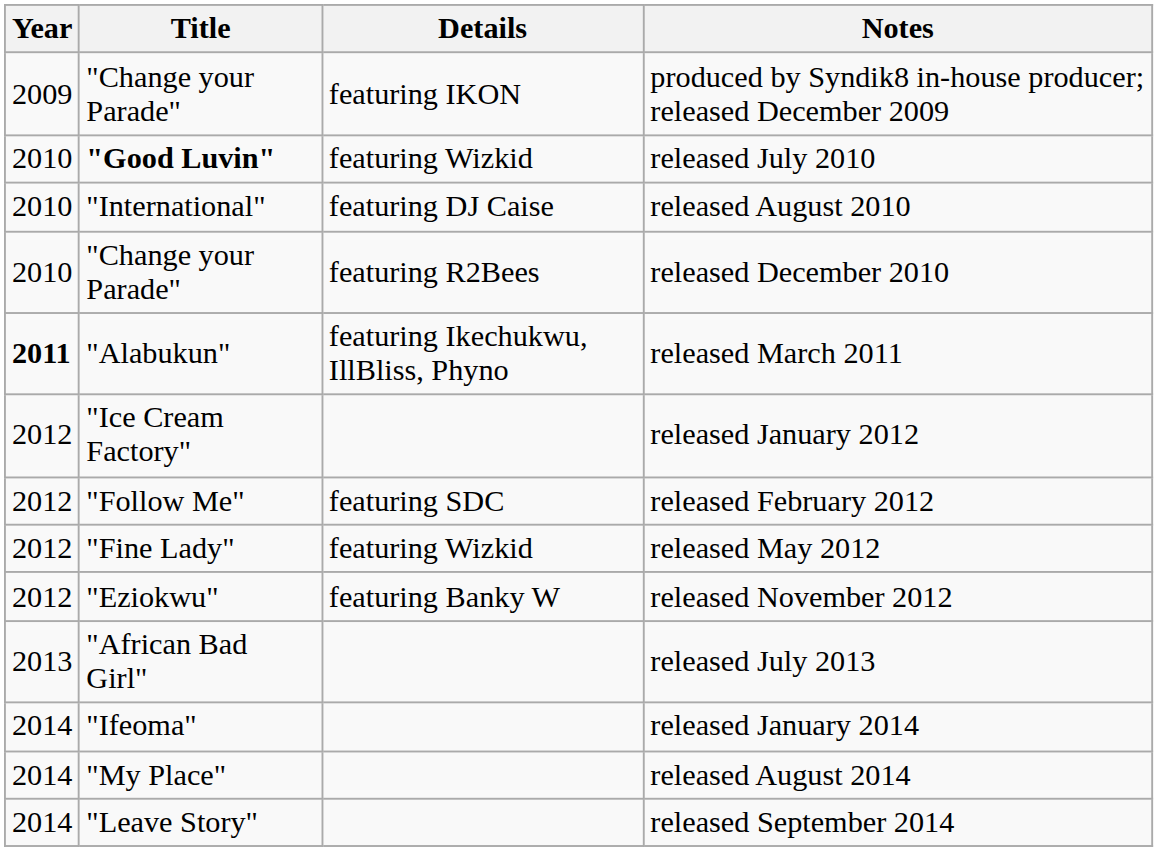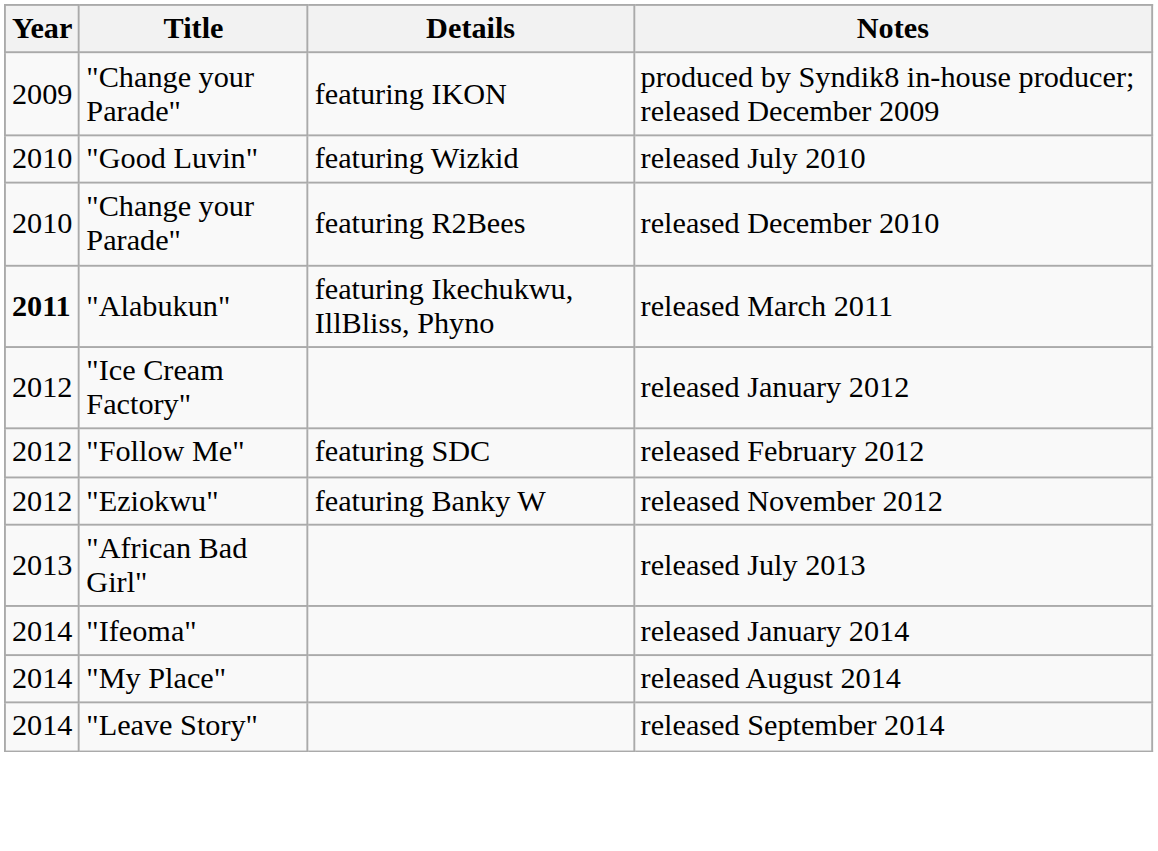(181, 158) bold -> (172, 158) normal
- row: (780, 206)
- row: (765, 548)
